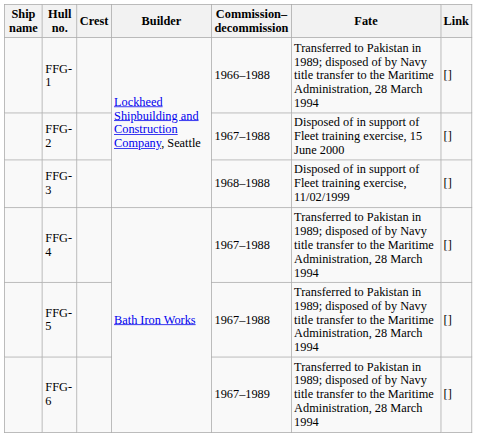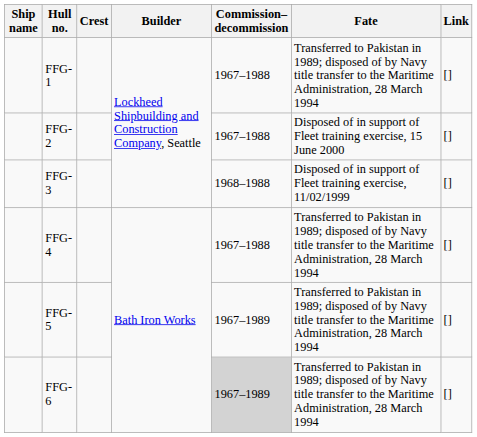(242, 75) 1966–1988 -> (242, 75) 1967–1988
(242, 319) 1967–1988 -> (242, 319) 1967–1989
(242, 394) no background -> (242, 394) lightgrey background
